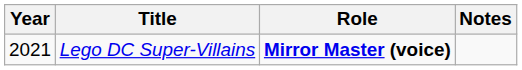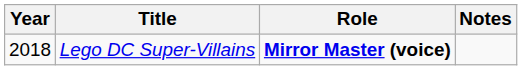(30, 49) 2021 -> (30, 49) 2018
